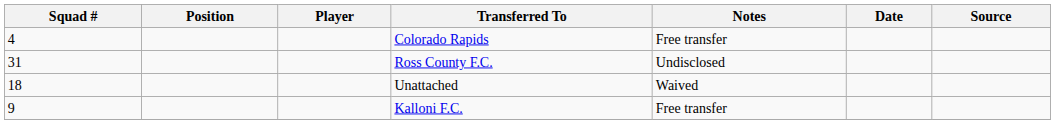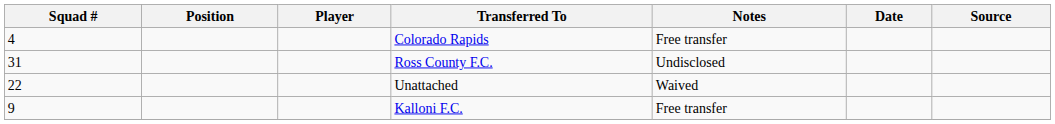(15, 85) 18 -> (15, 85) 22
